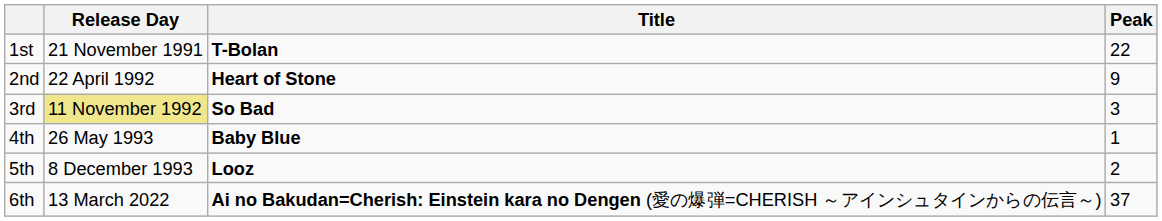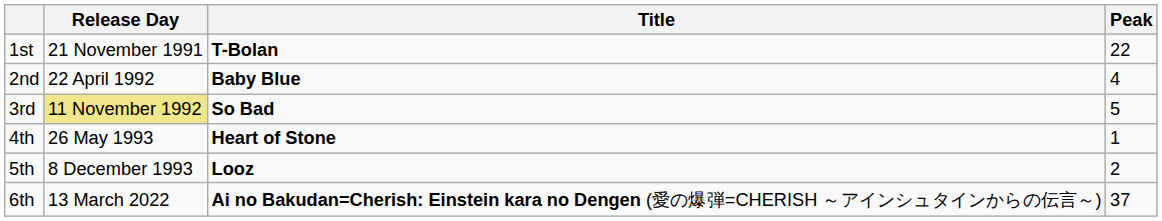(274, 79) Heart of Stone -> (256, 79) Baby Blue
(1115, 79) 9 -> (1115, 79) 4
(1115, 109) 3 -> (1115, 109) 5
(256, 138) Baby Blue -> (274, 138) Heart of Stone
